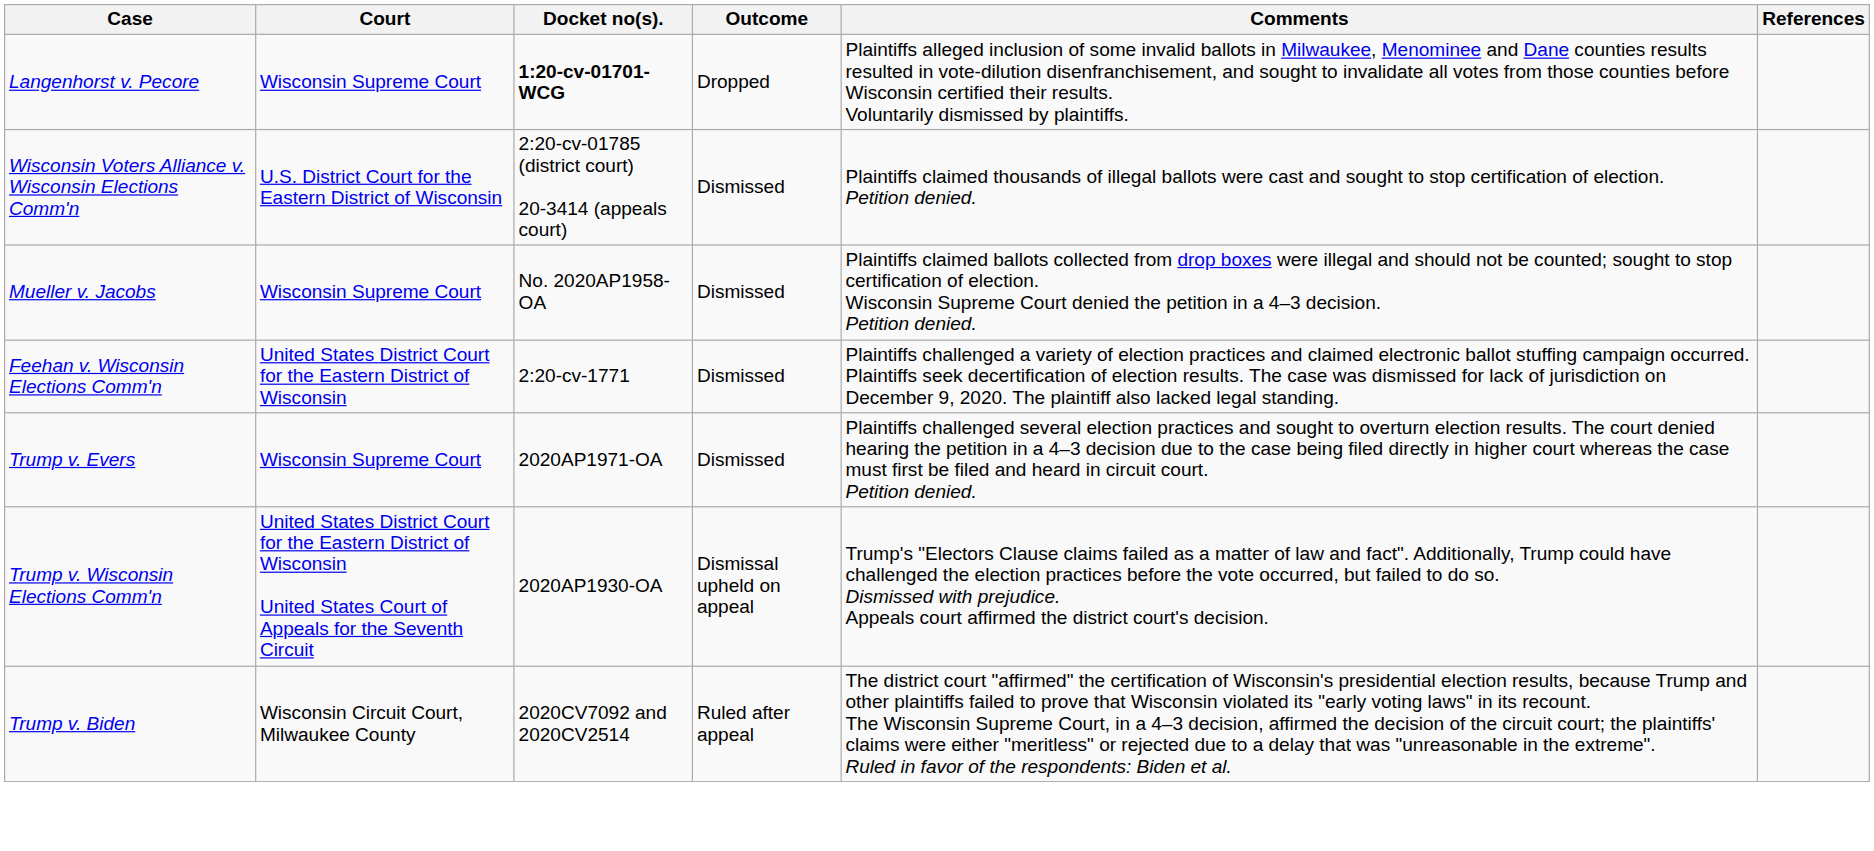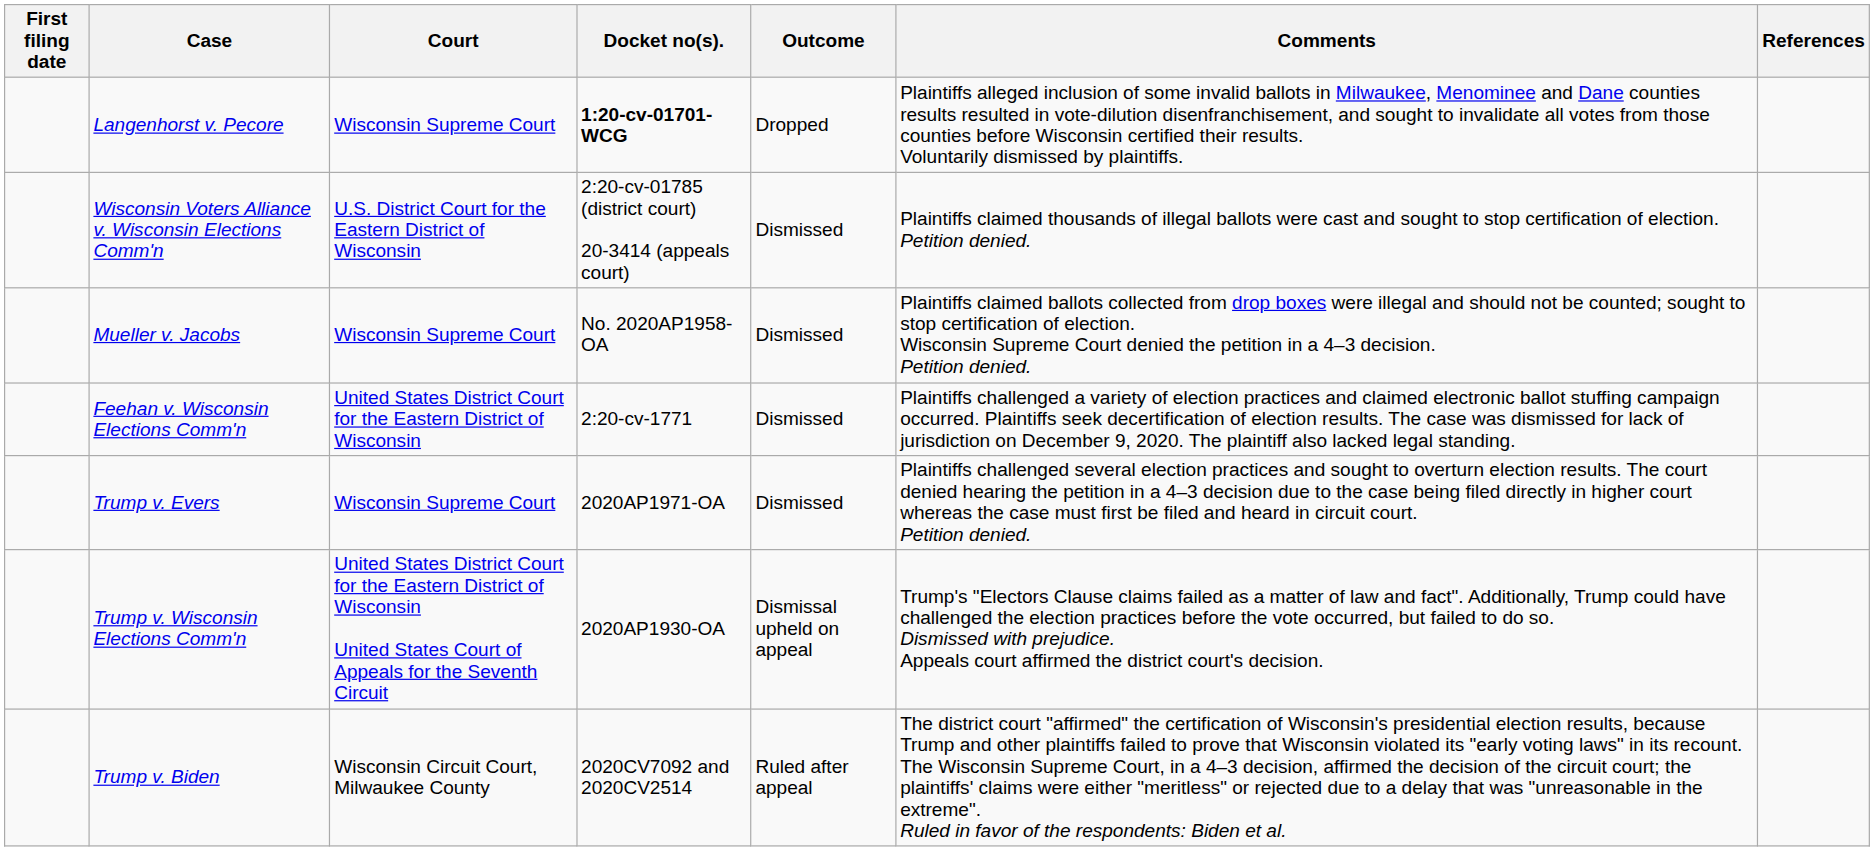+ column: (47, 41)
